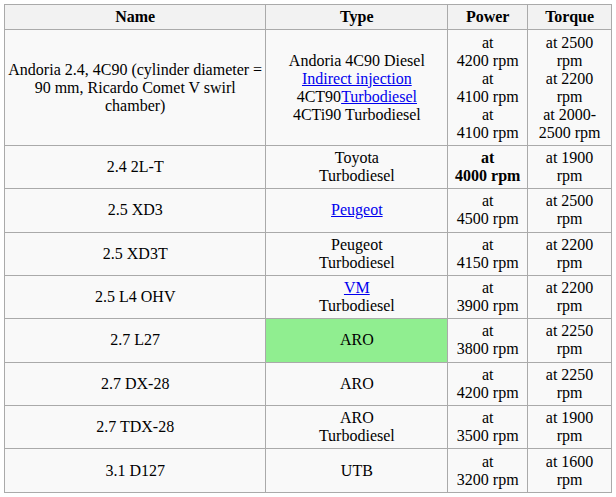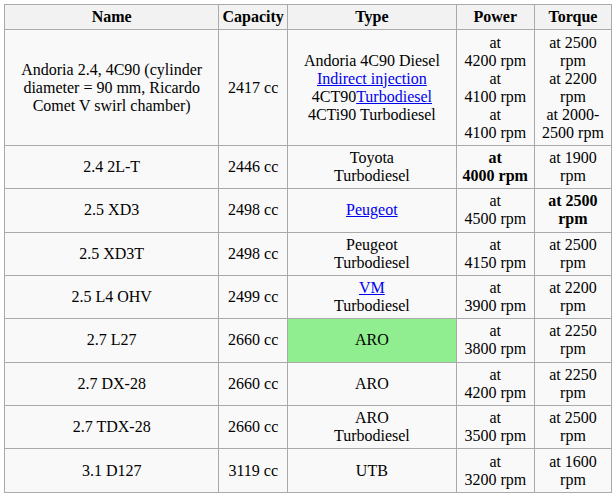+ column: (253, 17)
(570, 210) normal -> (573, 210) bold
(570, 253) at 2200 rpm -> (573, 253) at 2500 rpm
(570, 427) at 1900 rpm -> (573, 427) at 2500 rpm
